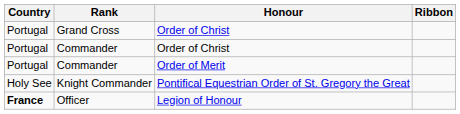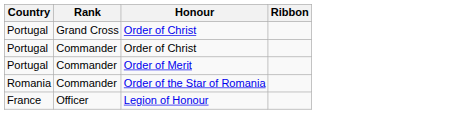- row: (104, 83)
+ row: (87, 83)
(25, 100) bold -> (24, 100) normal
